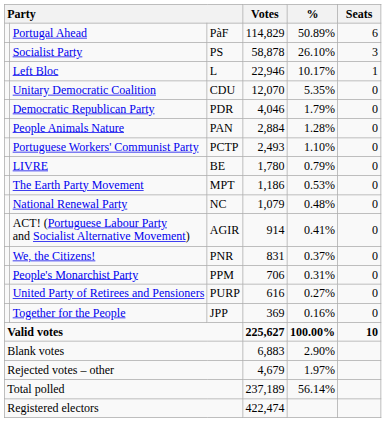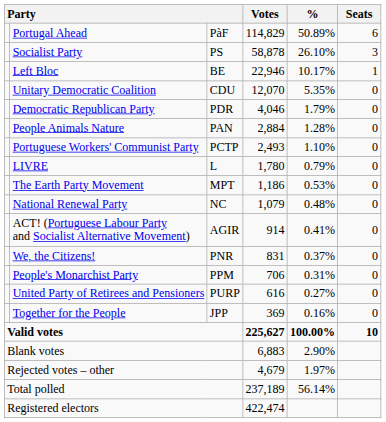(213, 71) L -> (217, 71) BE
(217, 166) BE -> (213, 166) L
